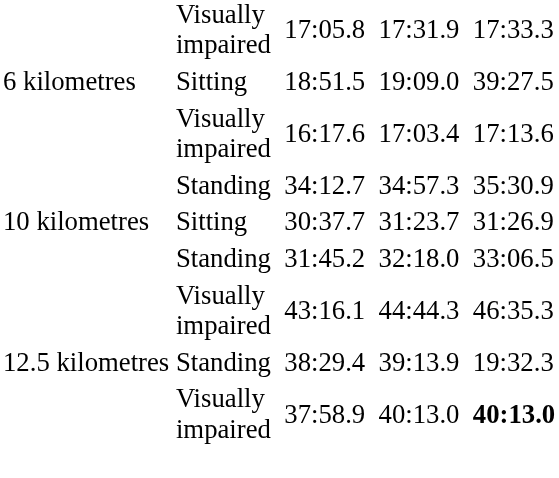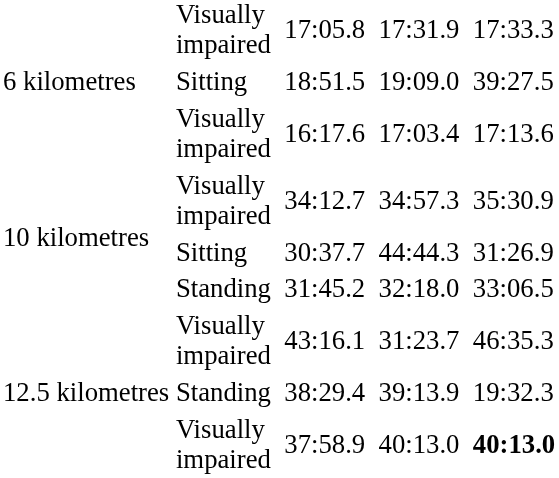(223, 185) Standing -> (223, 200) Visually impaired
(419, 221) 31:23.7 -> (419, 251) 44:44.3
(419, 310) 44:44.3 -> (419, 340) 31:23.7
